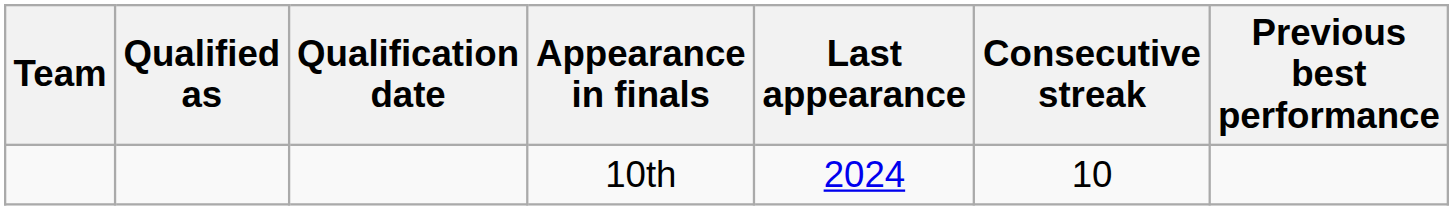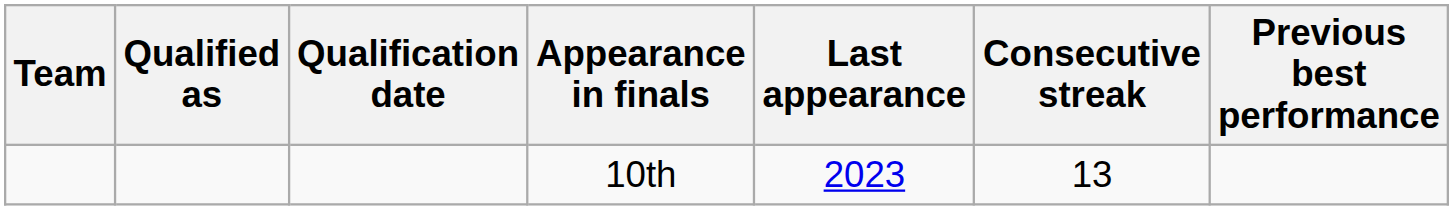(864, 174) 2024 -> (864, 174) 2023
(1092, 174) 10 -> (1092, 174) 13
